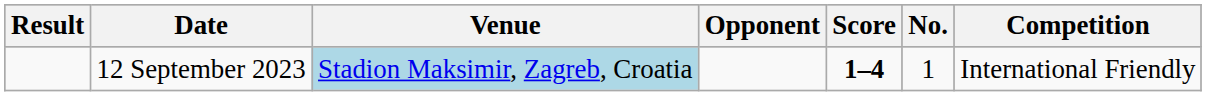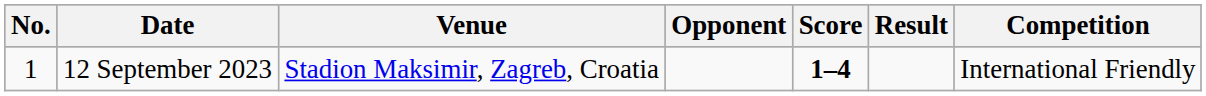columns swapped: (928, 25) <-> (48, 25)
(505, 68) lightblue background -> (472, 68) no background
